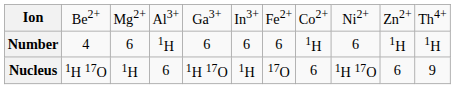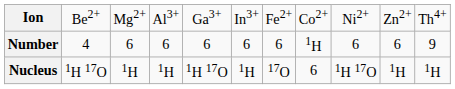(166, 44) 1H -> (166, 44) 6
(397, 44) 1H -> (397, 44) 6
(432, 44) 1H -> (432, 44) 9
(166, 70) 6 -> (166, 70) 1H
(397, 70) 6 -> (397, 70) 1H
(432, 70) 9 -> (432, 70) 1H
